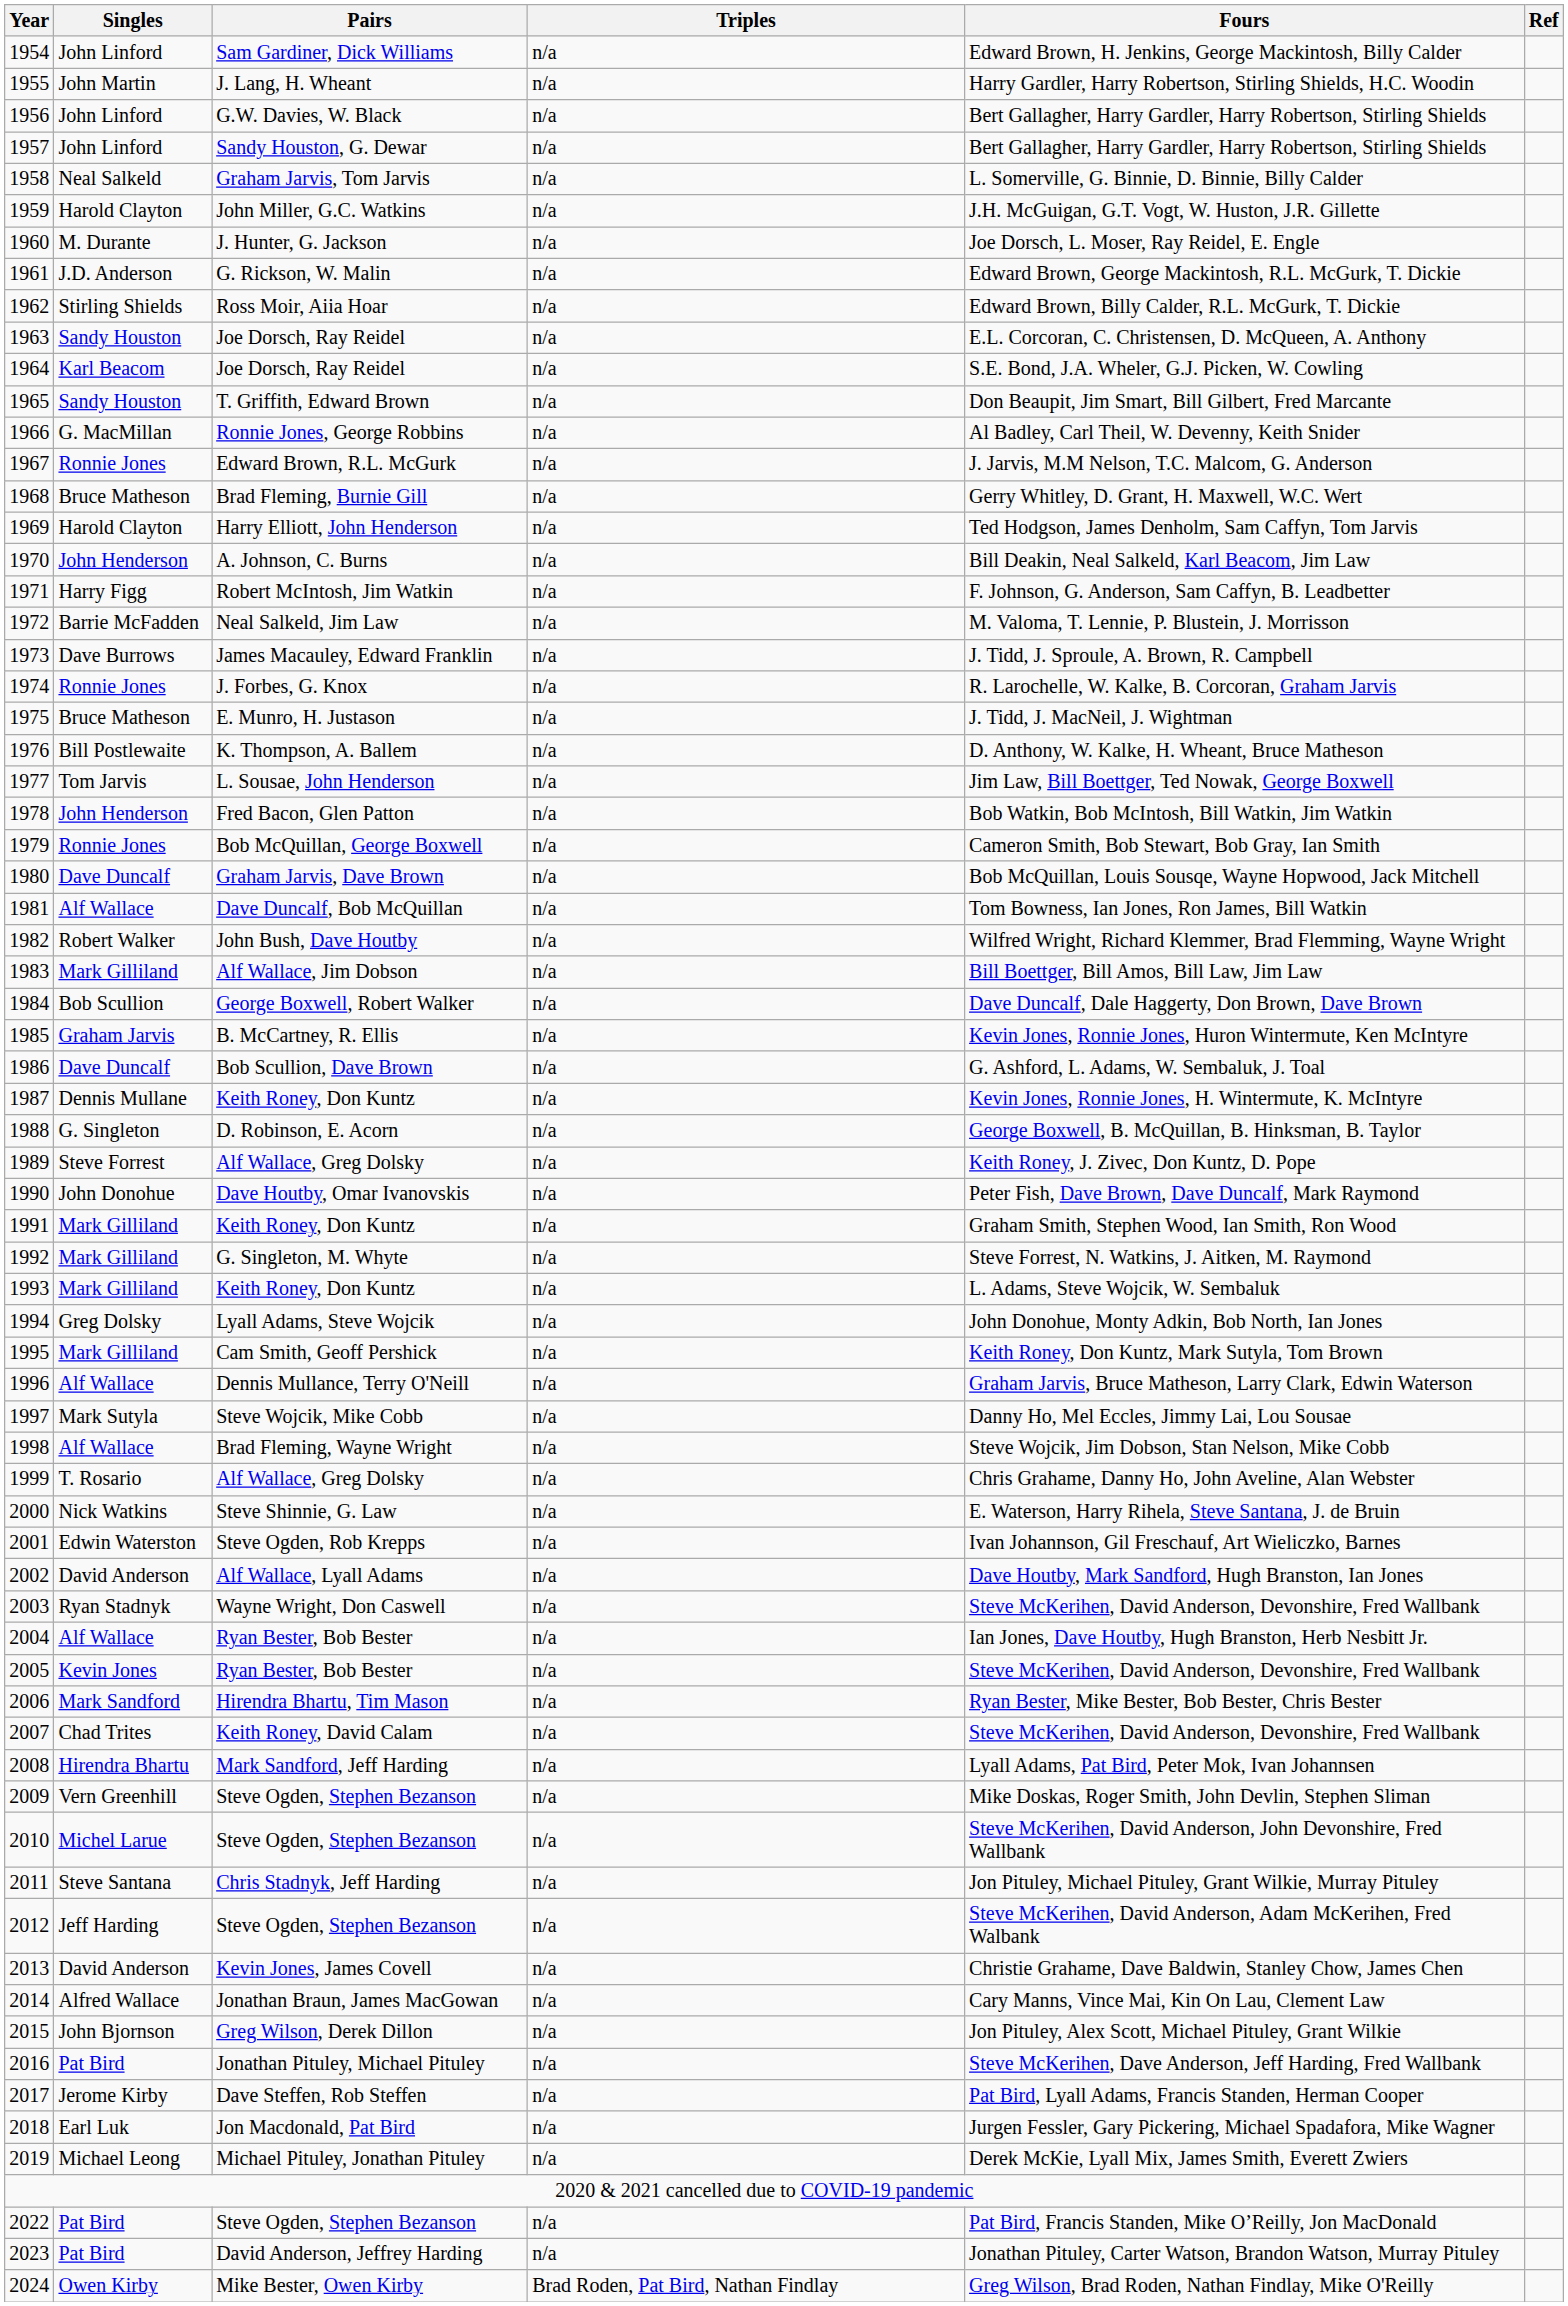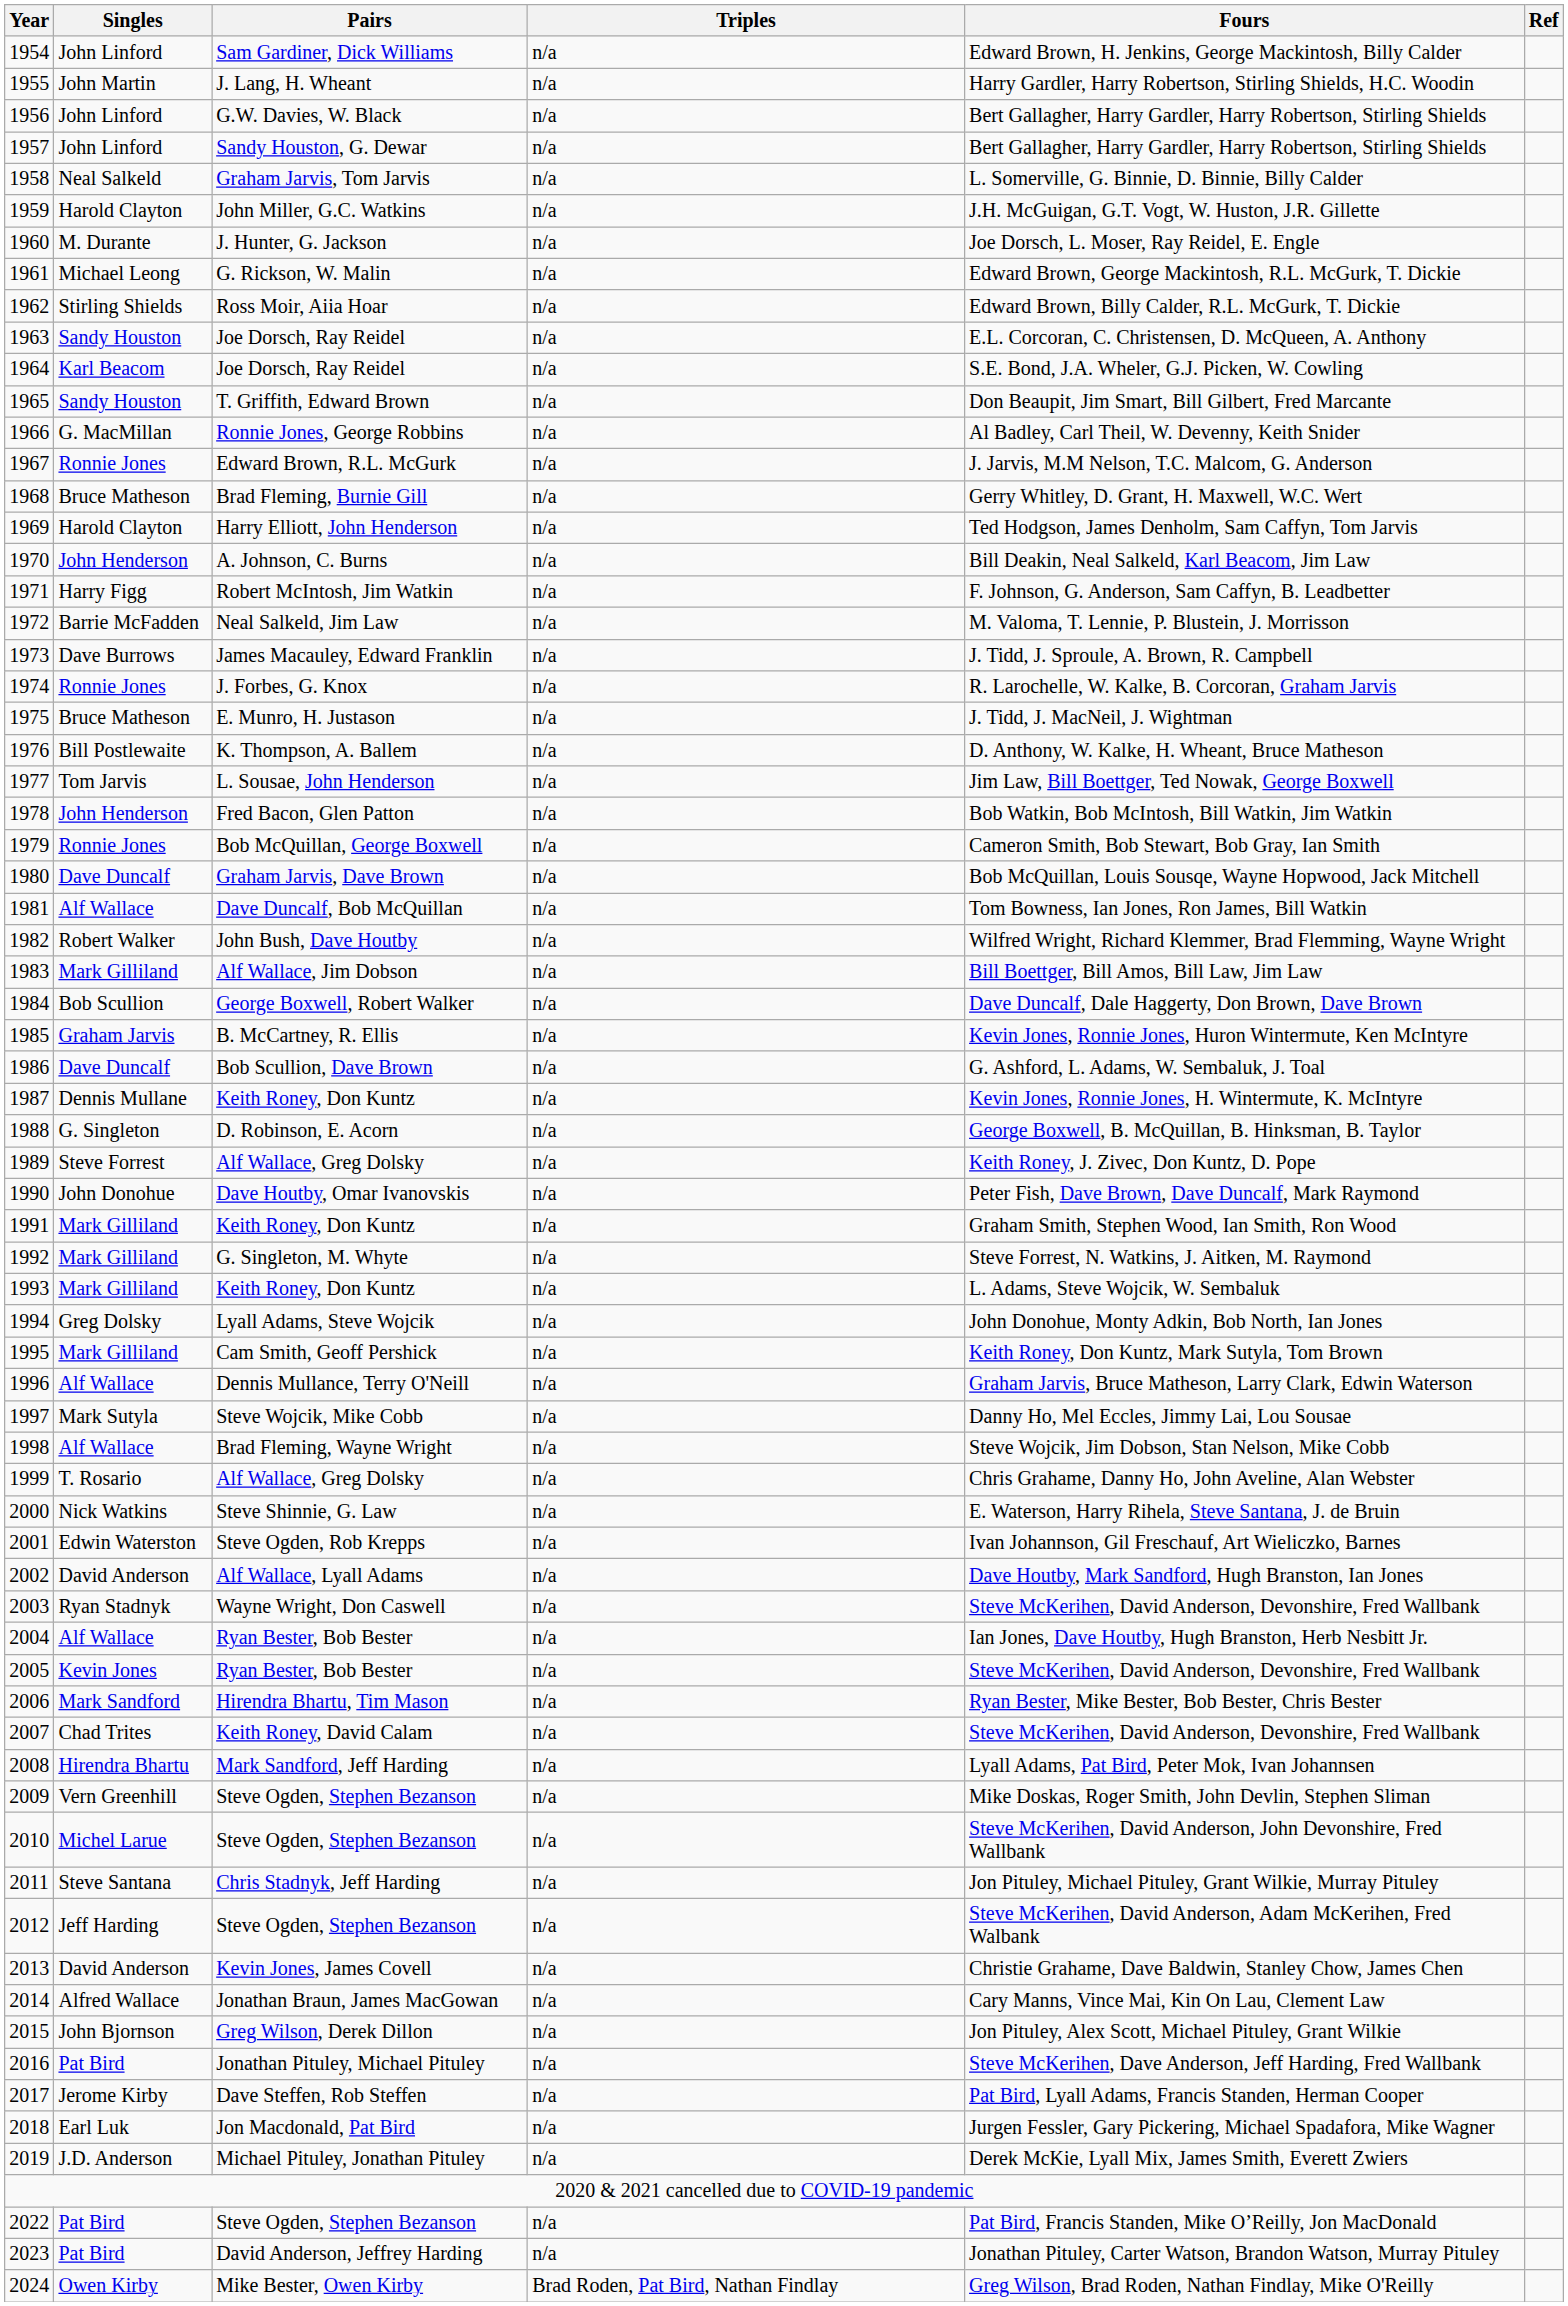(115, 274) J.D. Anderson -> (119, 274) Michael Leong
(119, 2158) Michael Leong -> (115, 2158) J.D. Anderson
